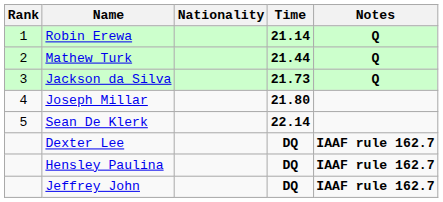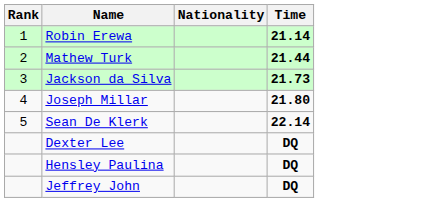- column: (375, 15)
